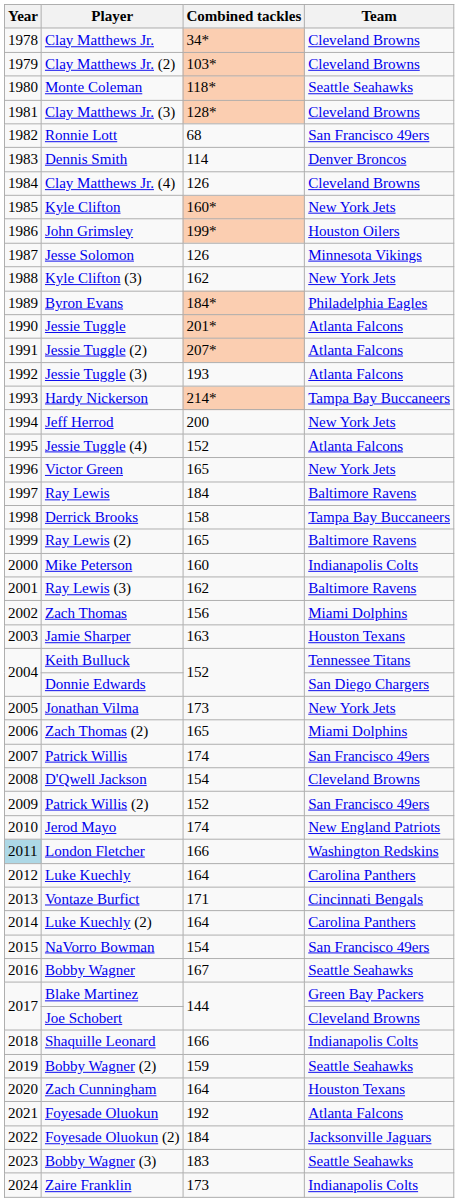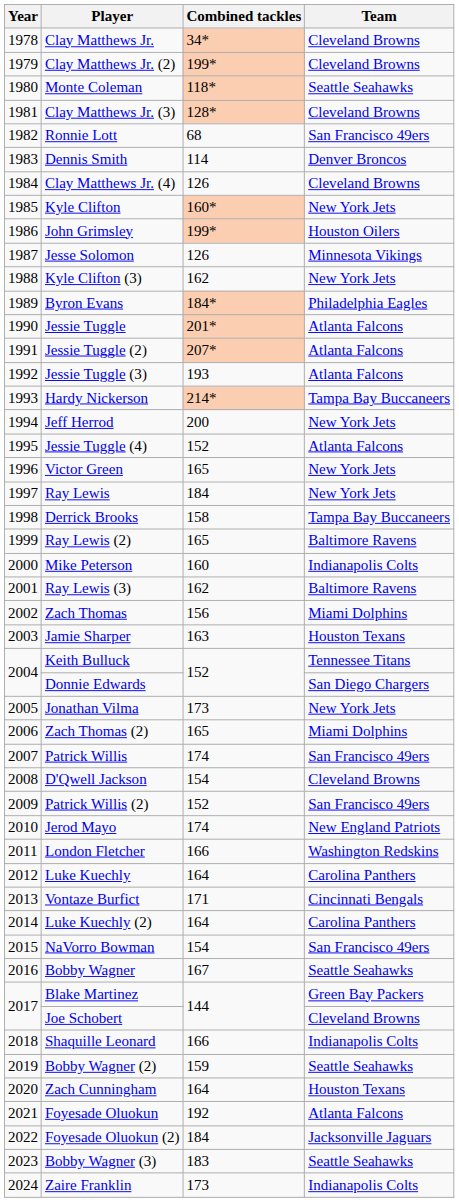(201, 64) 103* -> (201, 64) 199*
(362, 493) Baltimore Ravens -> (352, 493) New York Jets
(23, 851) lightblue background -> (23, 851) no background
